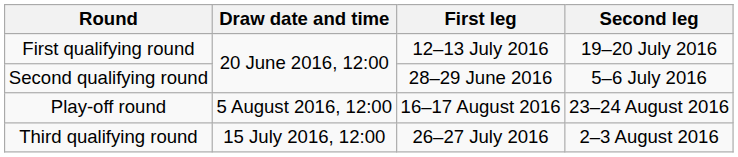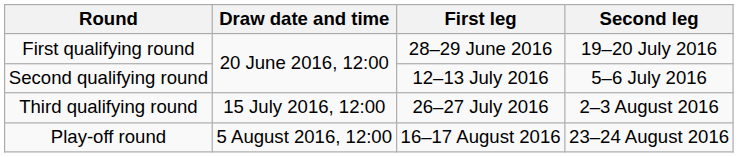(481, 48) 12–13 July 2016 -> (481, 48) 28–29 June 2016
(481, 78) 28–29 June 2016 -> (481, 78) 12–13 July 2016
rows swapped: (108, 136) <-> (108, 107)
